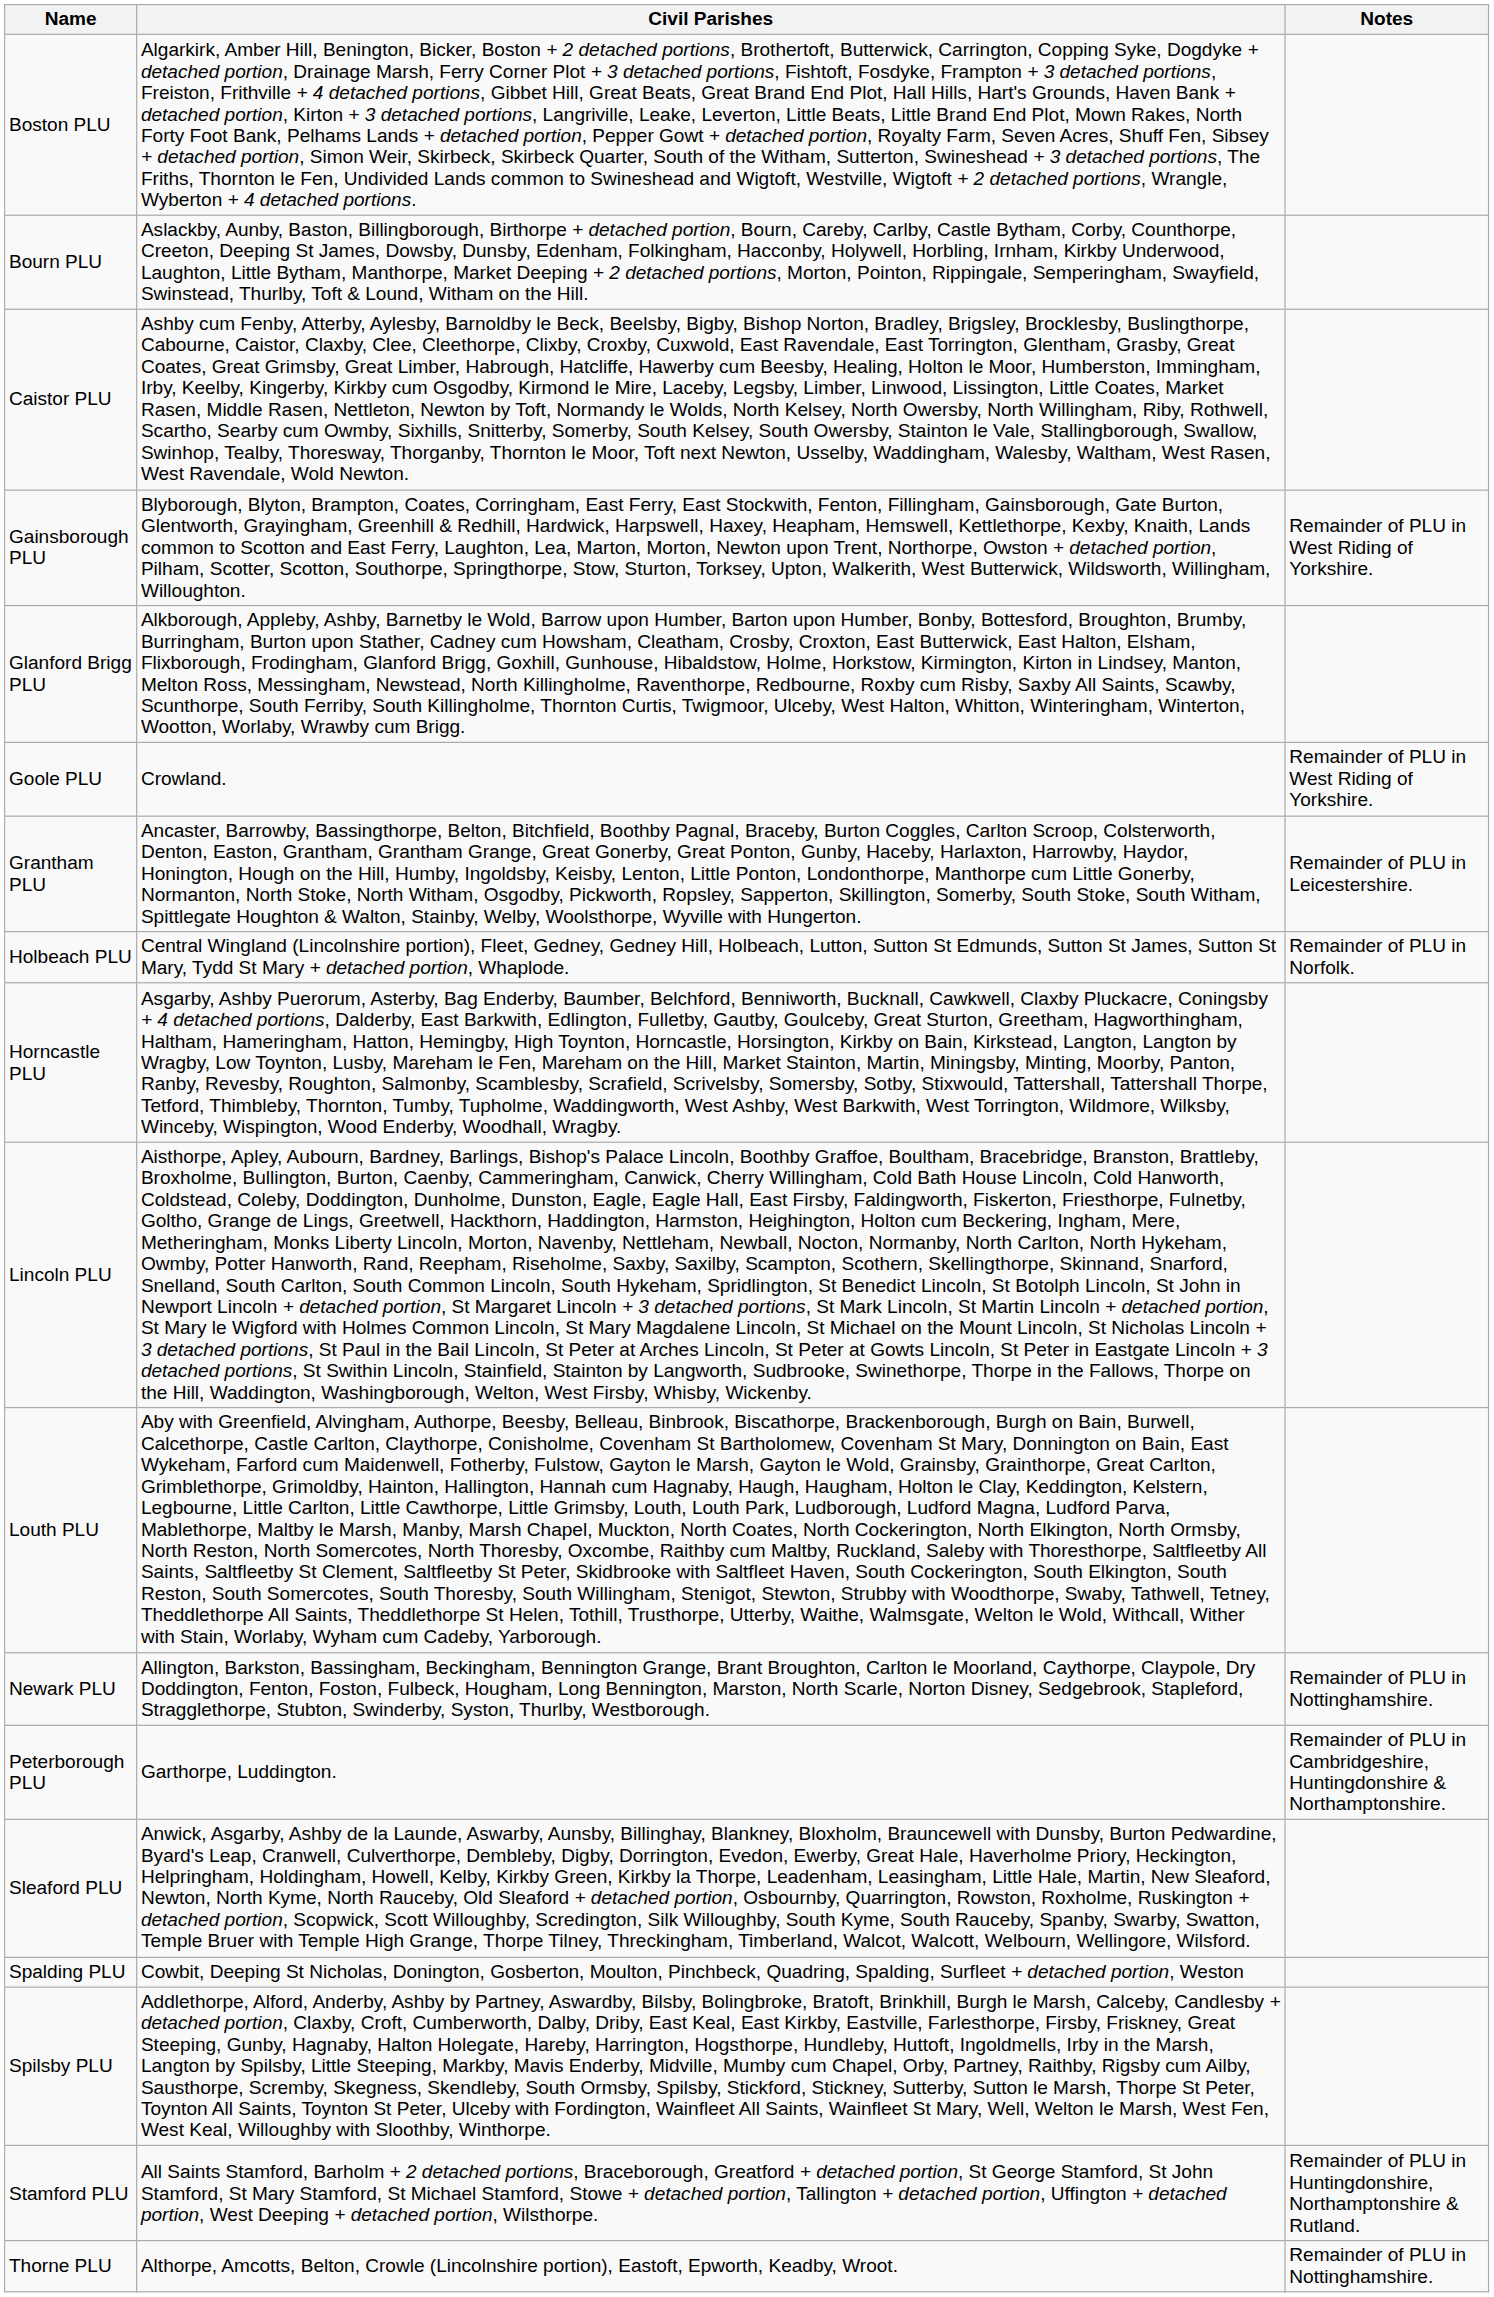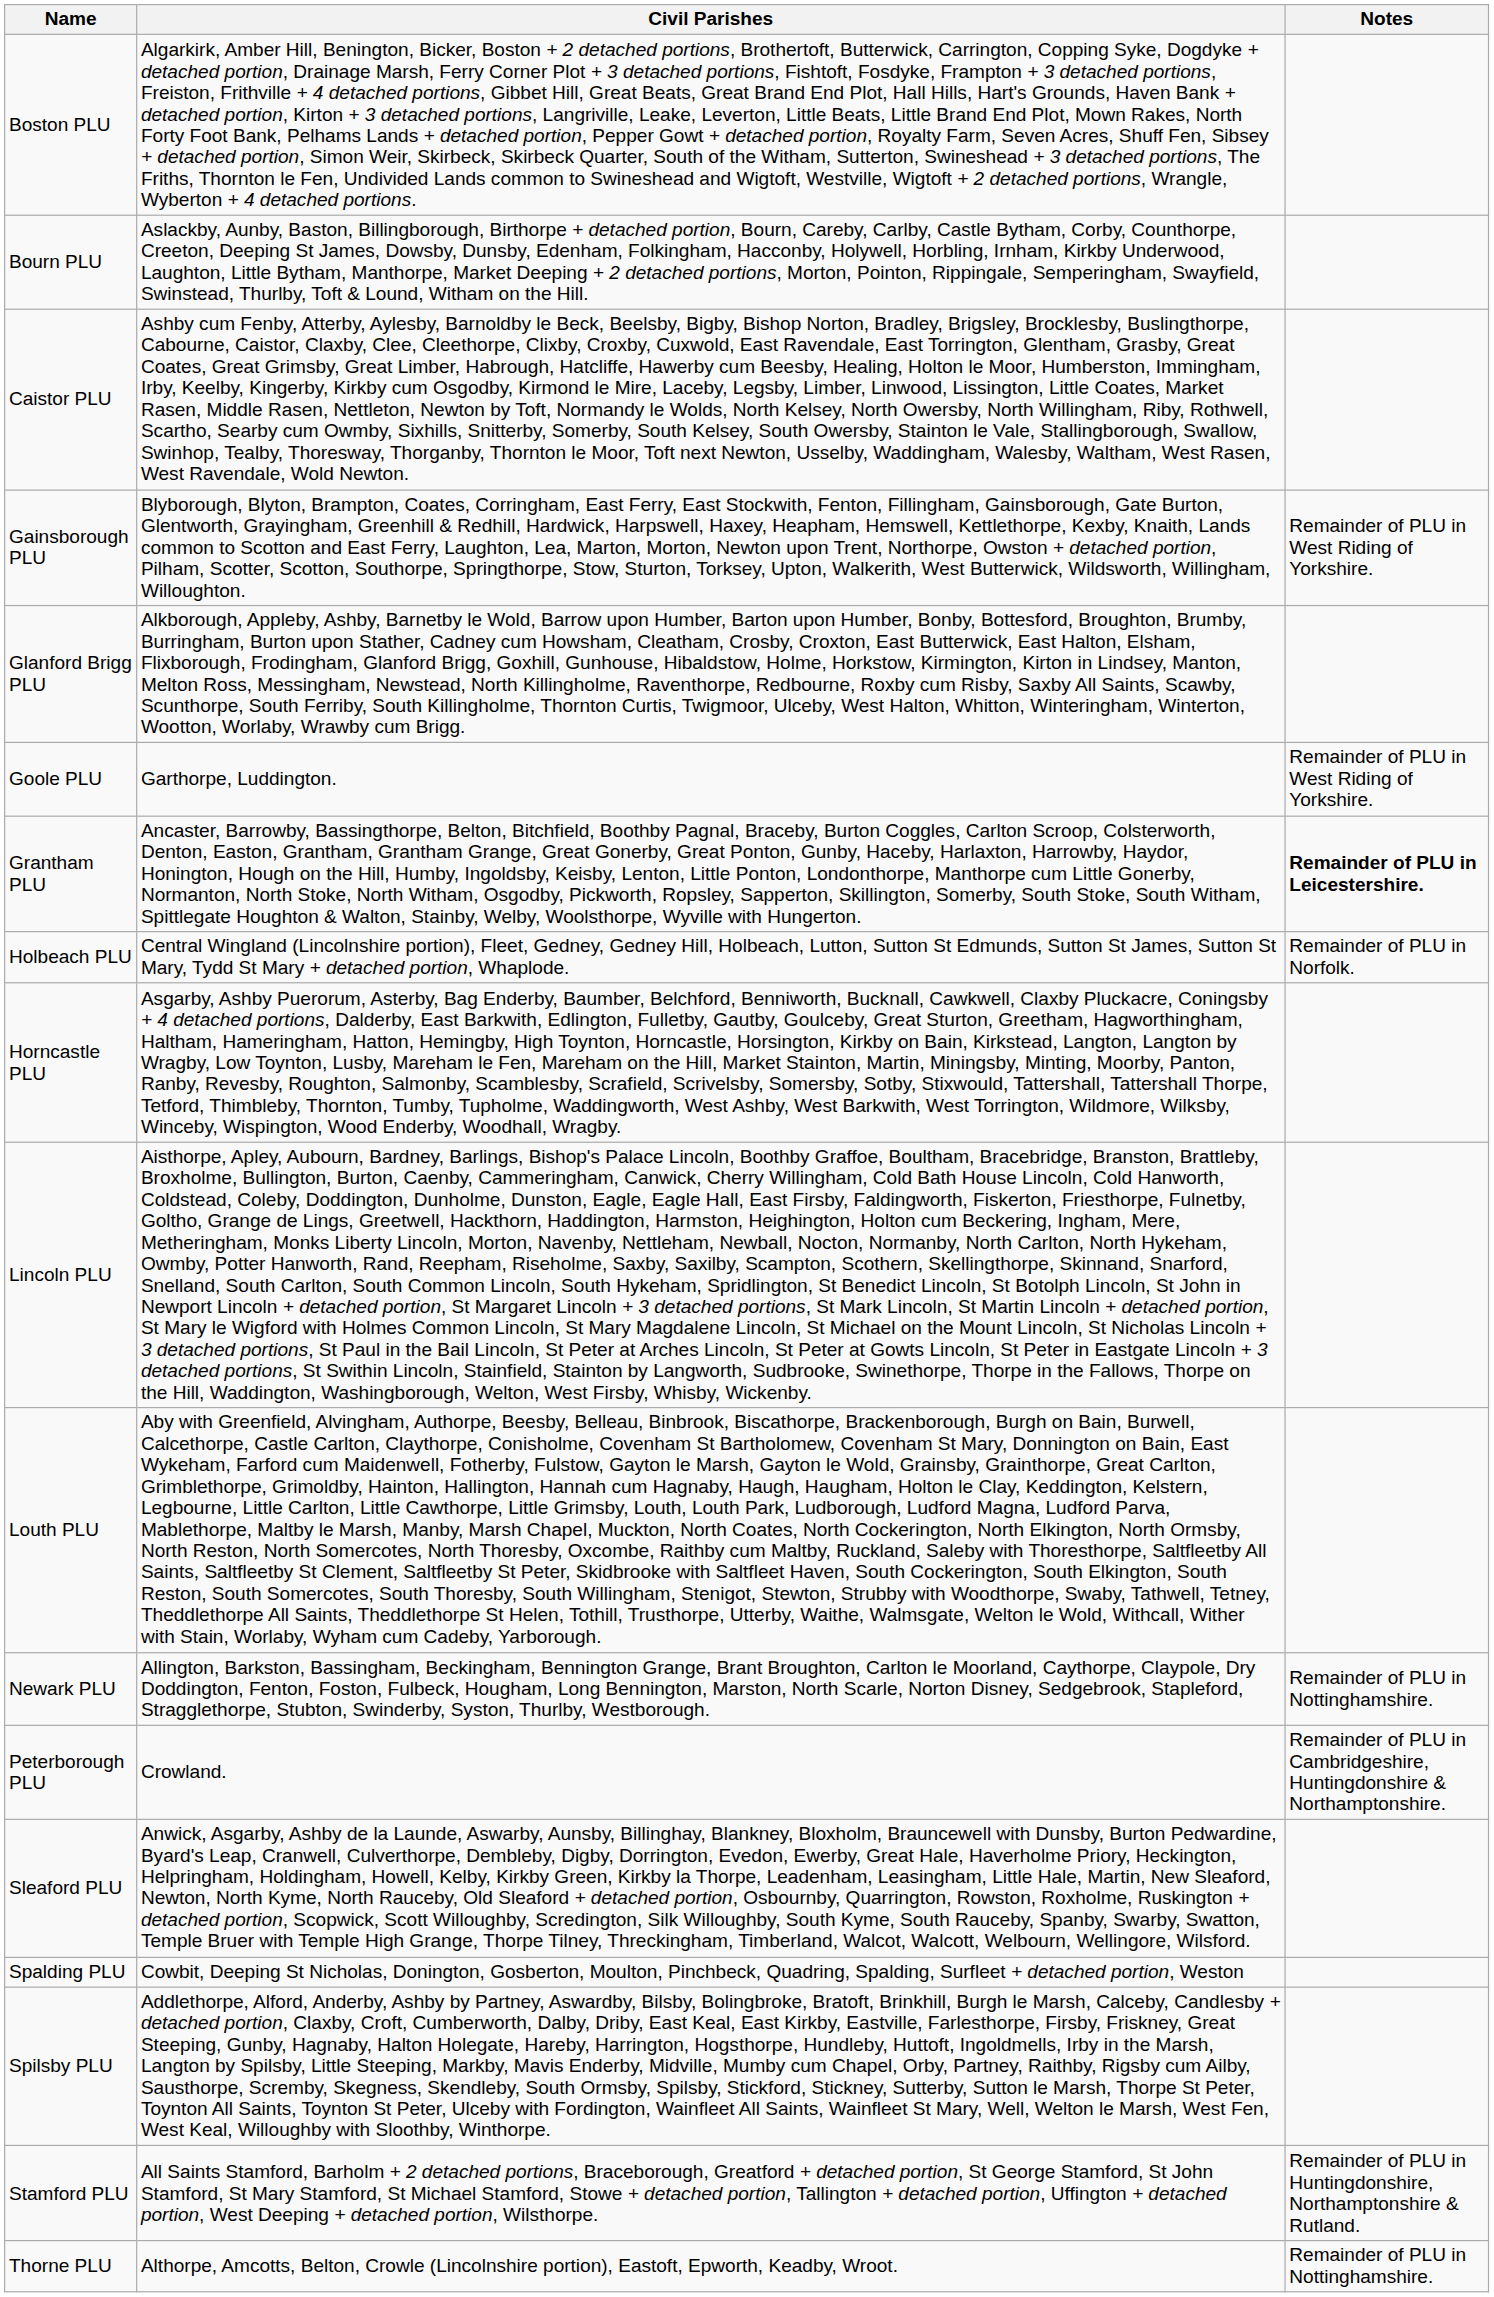(184, 779) Crowland. -> (239, 779) Garthorpe, Luddington.
(1378, 873) normal -> (1383, 873) bold
(239, 1772) Garthorpe, Luddington. -> (184, 1772) Crowland.
